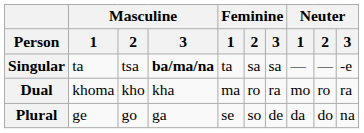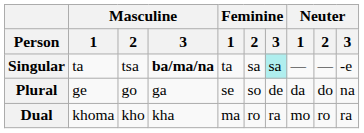(275, 66) no background -> (275, 66) paleturquoise background
rows swapped: (37, 90) <-> (37, 115)
